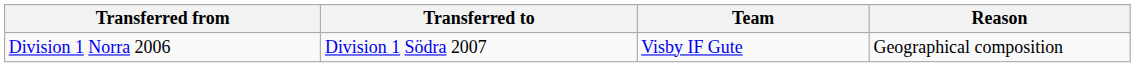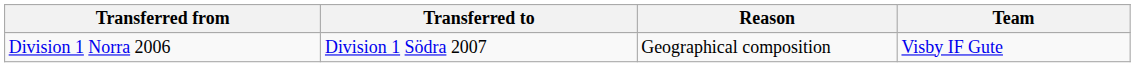columns swapped: (753, 18) <-> (999, 18)
